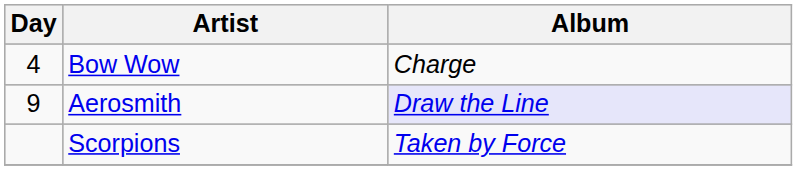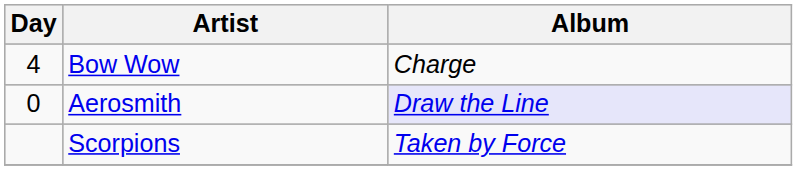(34, 104) 9 -> (34, 104) 0
